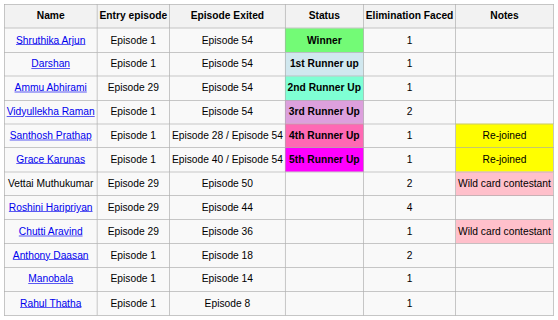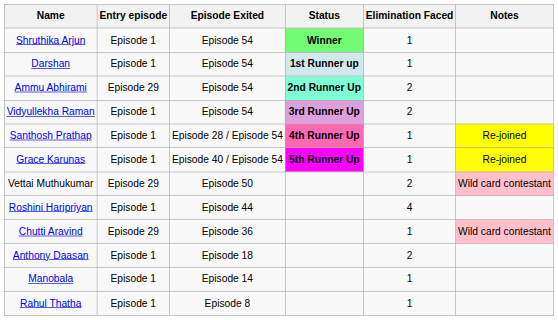(410, 88) 1 -> (410, 88) 2
(133, 207) Episode 29 -> (133, 207) Episode 1
